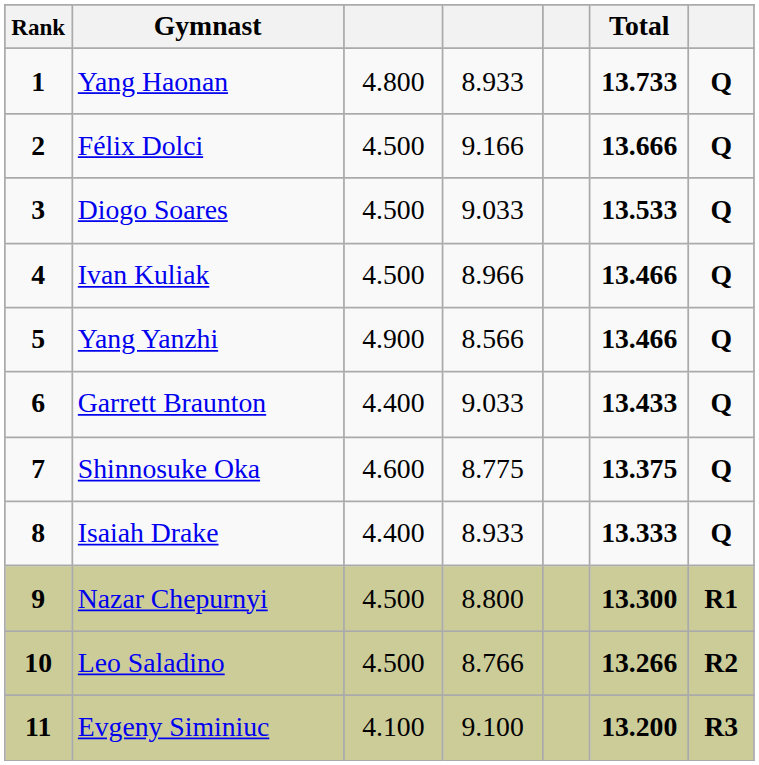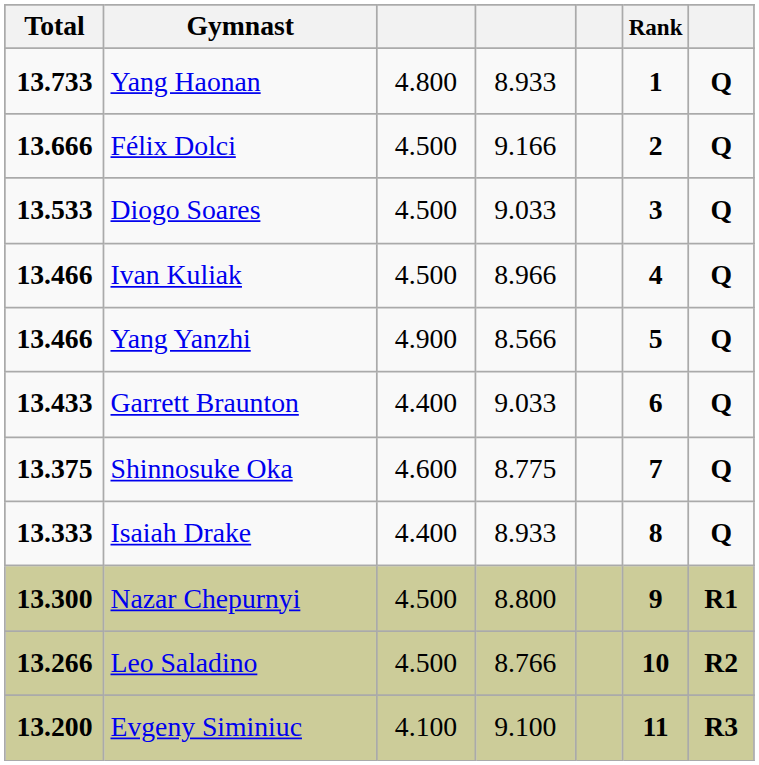columns swapped: (38, 28) <-> (639, 26)
